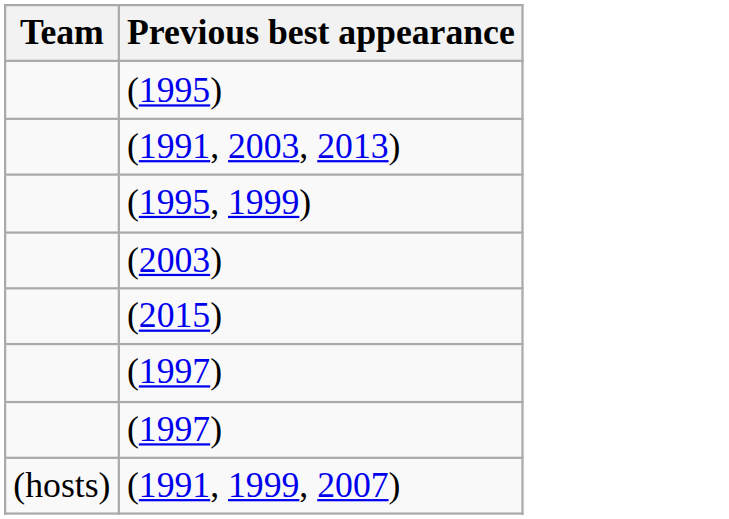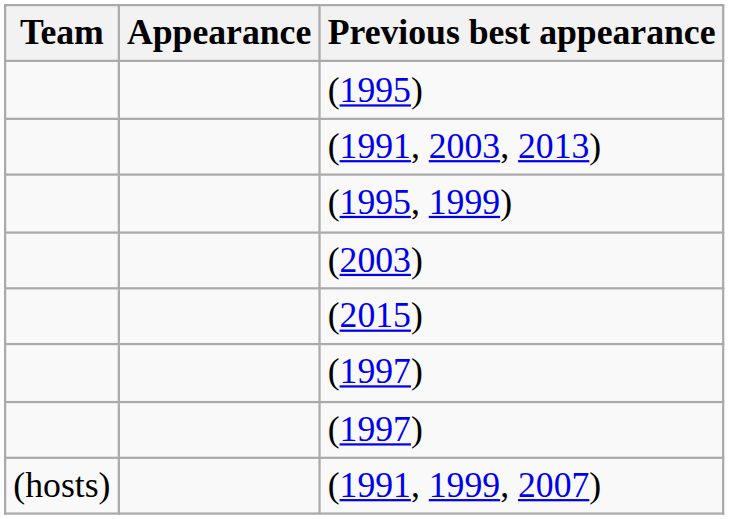+ column: (219, 32)
